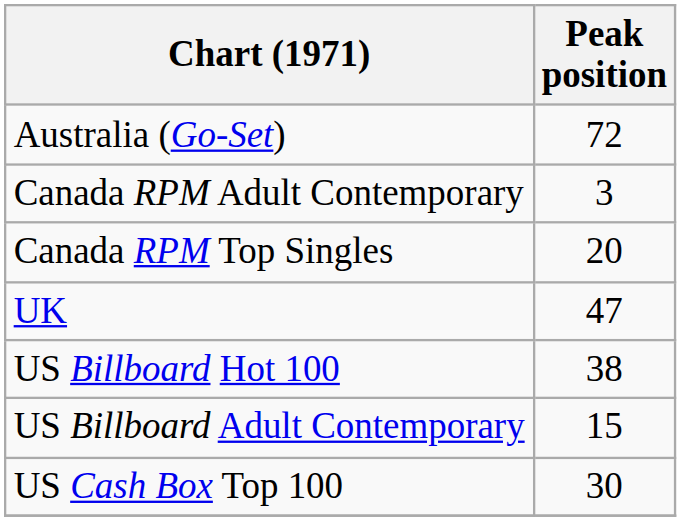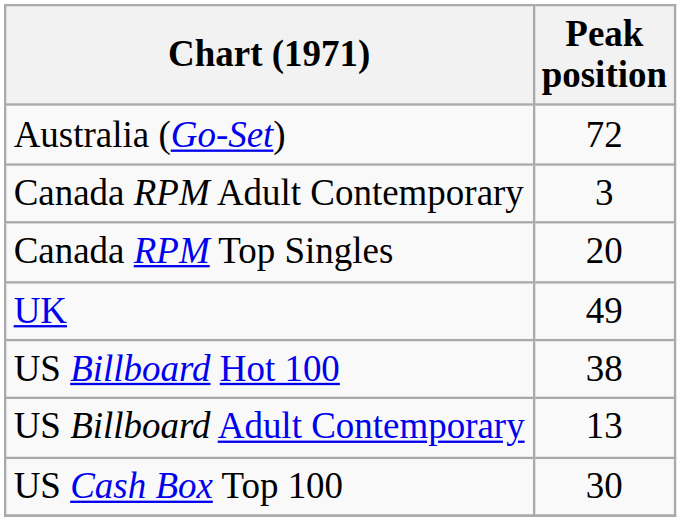(604, 309) 47 -> (604, 309) 49
(604, 427) 15 -> (604, 427) 13
